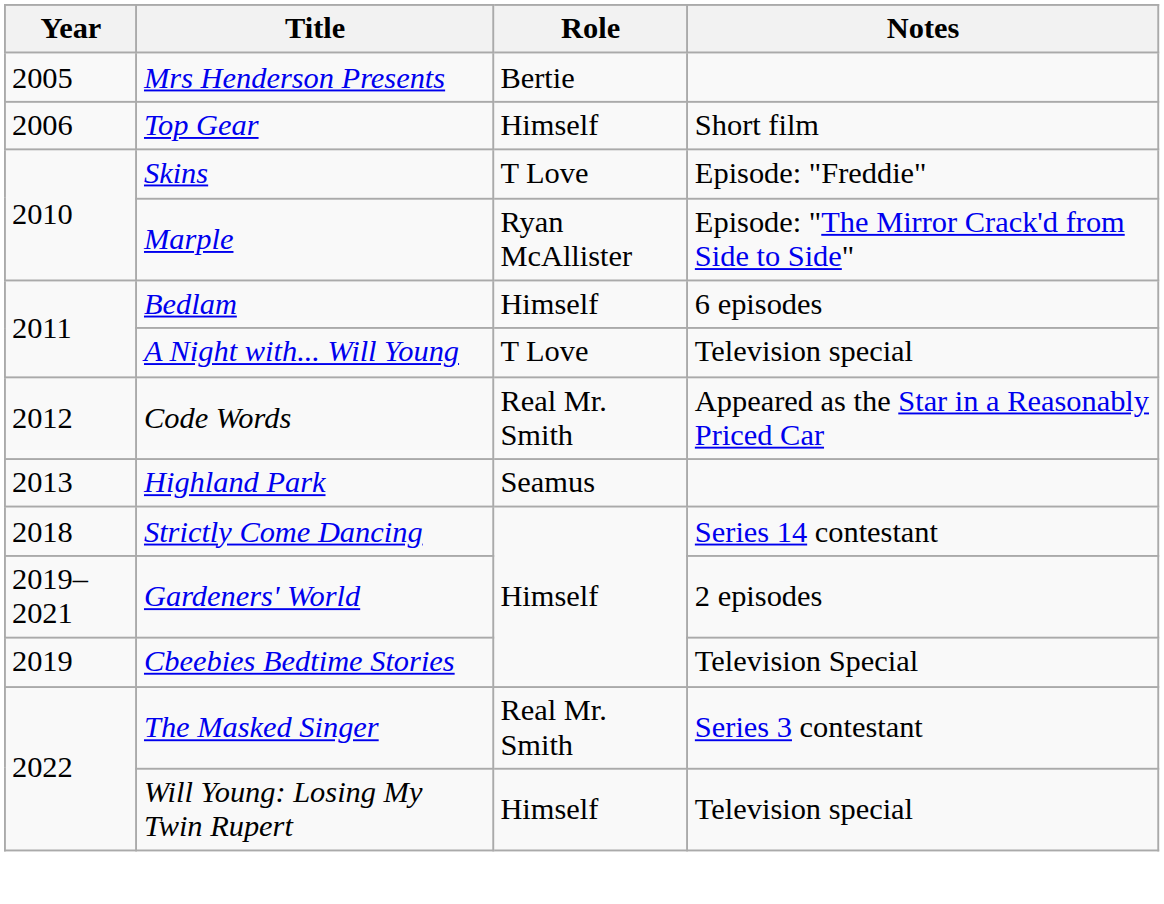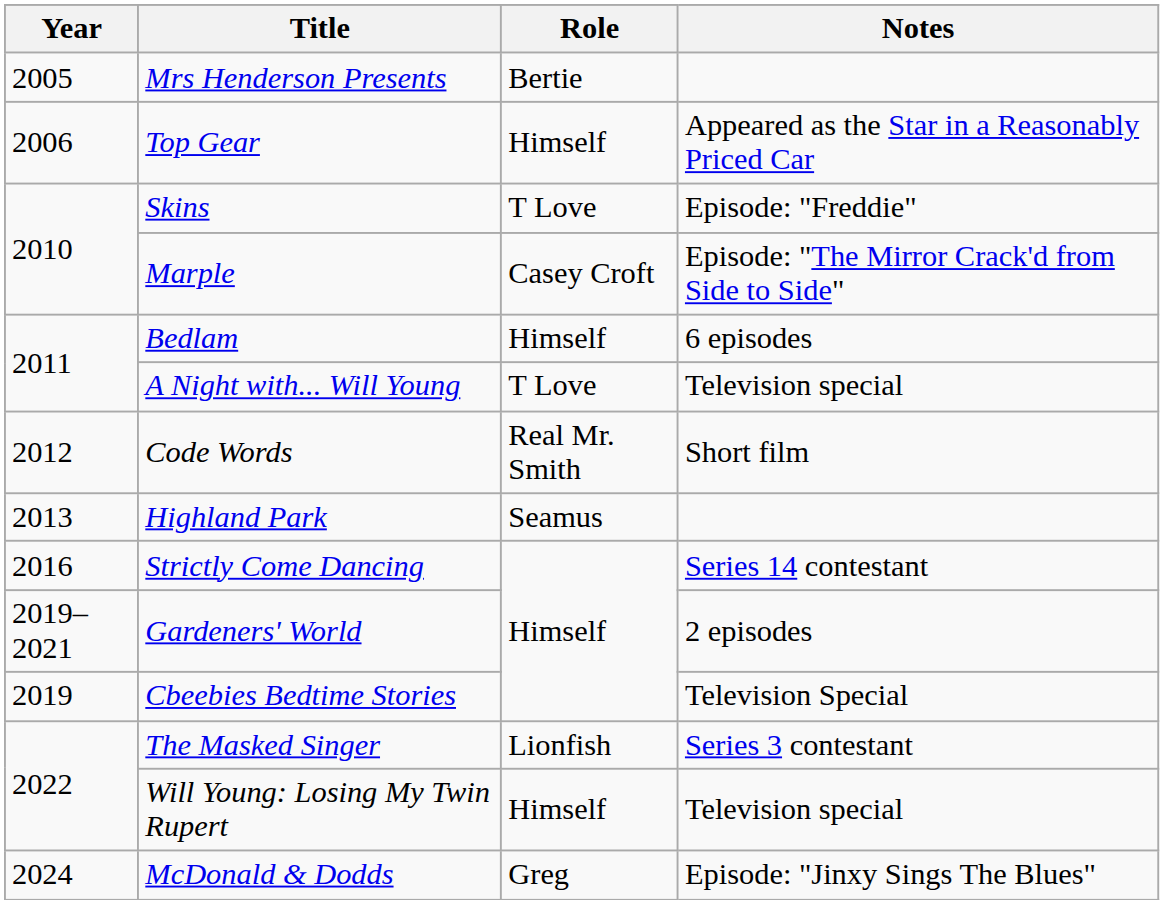(757, 125) Short film -> (912, 142) Appeared as the Star in a Reasonably Priced Car
(566, 238) Ryan McAllister -> (581, 272) Casey Croft
(922, 417) Appeared as the Star in a Reasonably Priced Car -> (747, 451) Short film
(42, 530) 2018 -> (42, 565) 2016
(554, 726) Real Mr. Smith -> (560, 743) Lionfish
+ row: (269, 874)
